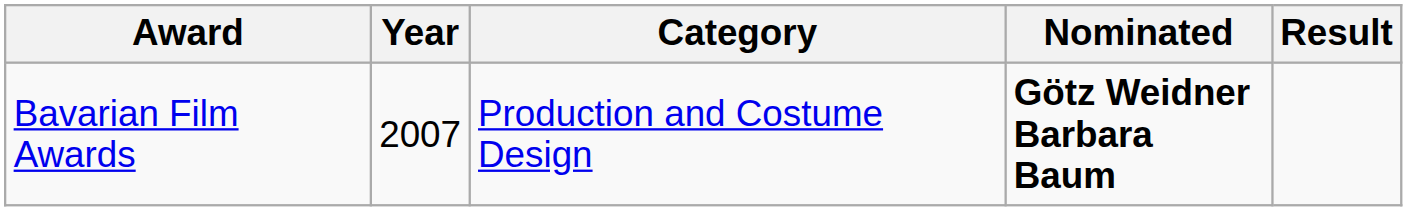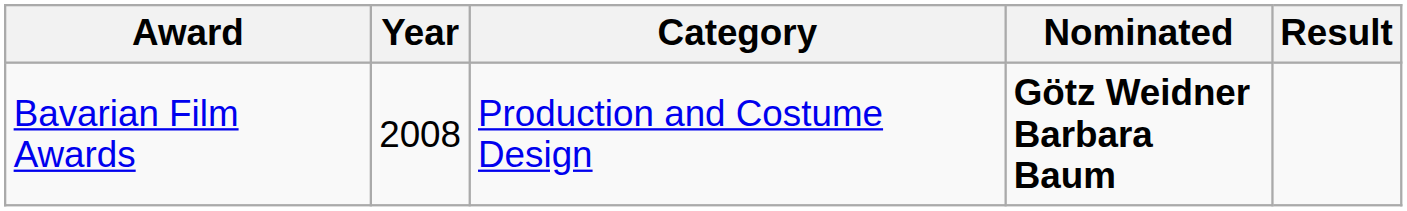(420, 133) 2007 -> (420, 133) 2008
